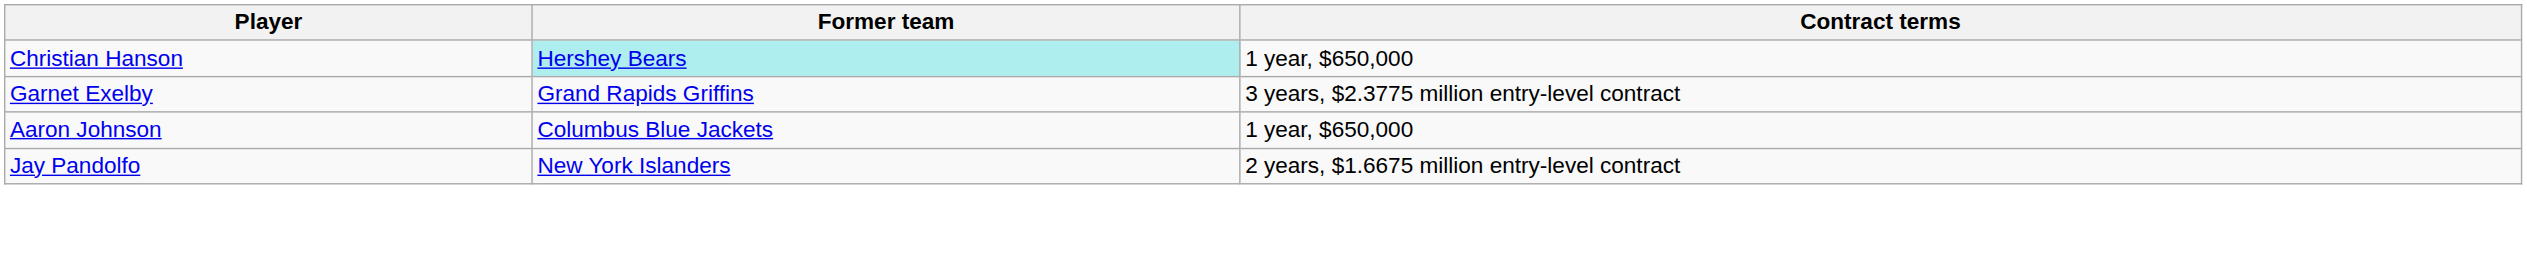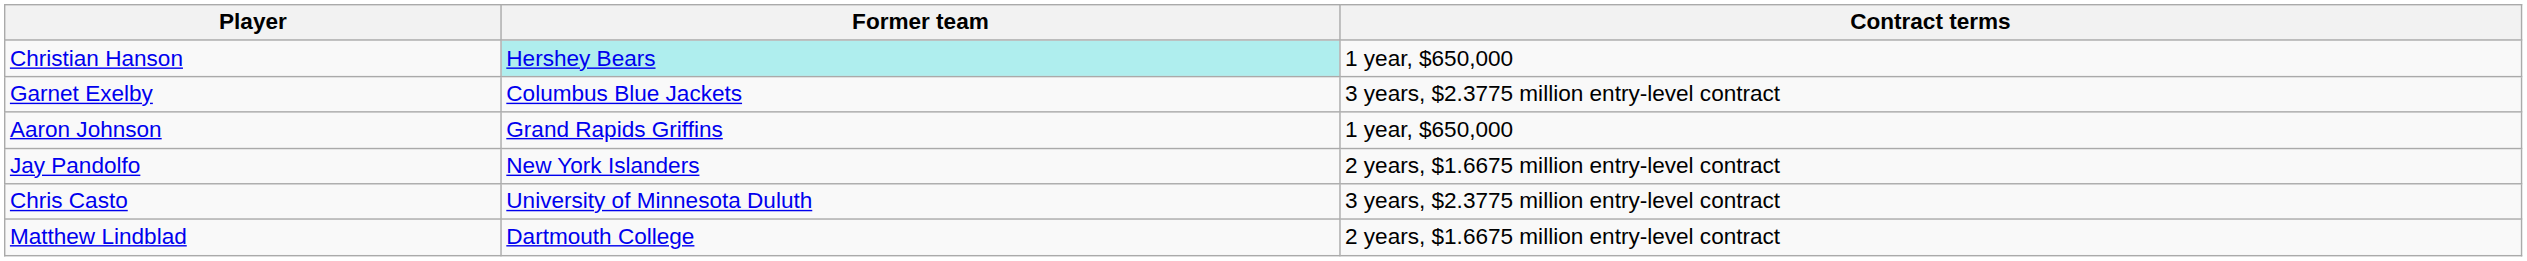(646, 93) Grand Rapids Griffins -> (624, 93) Columbus Blue Jackets
(655, 129) Columbus Blue Jackets -> (615, 129) Grand Rapids Griffins
+ row: (69, 201)
+ row: (98, 237)
